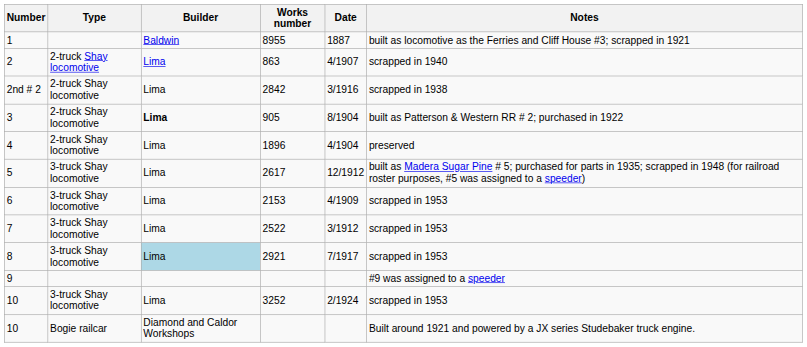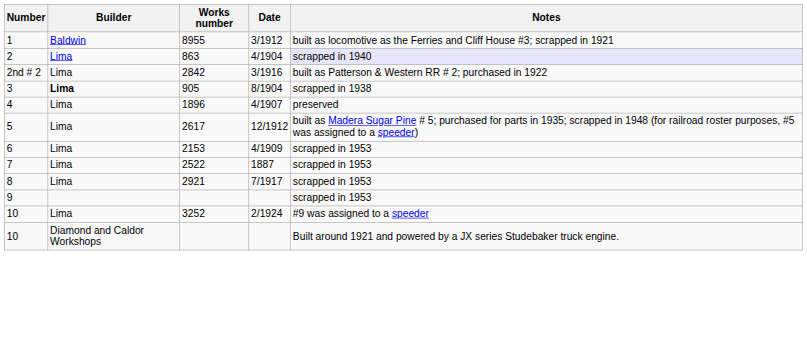- column: (94, 18)
(339, 40) 1887 -> (267, 40) 3/1912
(343, 62) 4/1907 -> (267, 56) 4/1904
(408, 62) no background -> (332, 56) lavender background
(408, 90) scrapped in 1938 -> (420, 72) built as Patterson & Western RR # 2; purchased in 1922
(496, 117) built as Patterson & Western RR # 2; purchased in 1922 -> (332, 89) scrapped in 1938
(343, 145) 4/1904 -> (267, 105) 4/1907
(343, 228) 3/1912 -> (262, 165) 1887
(154, 256) lightblue background -> (61, 181) no background
(437, 278) #9 was assigned to a speeder -> (332, 198) scrapped in 1953
(408, 300) scrapped in 1953 -> (361, 214) #9 was assigned to a speeder
